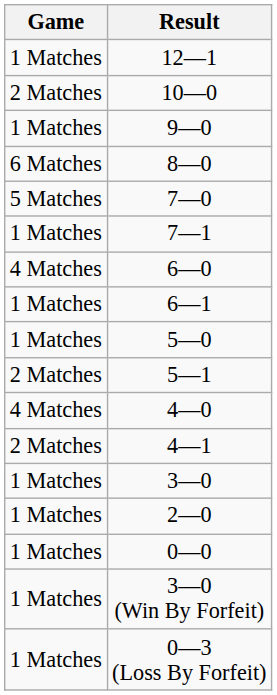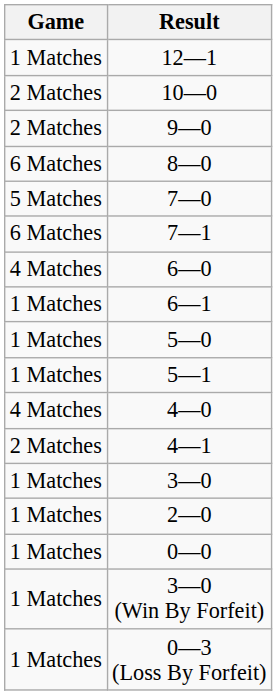(56, 127) 1 Matches -> (56, 127) 2 Matches
(56, 233) 1 Matches -> (56, 233) 6 Matches
(56, 374) 2 Matches -> (56, 374) 1 Matches
